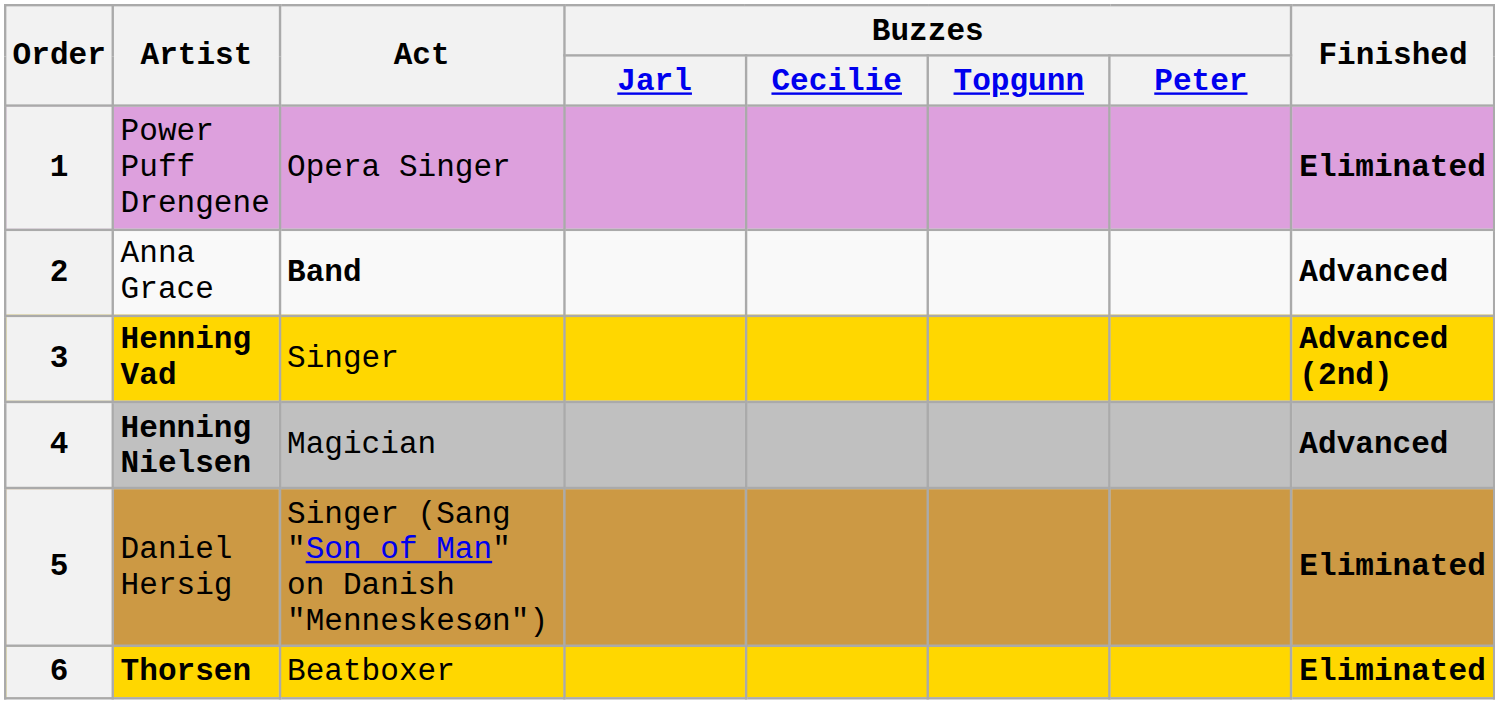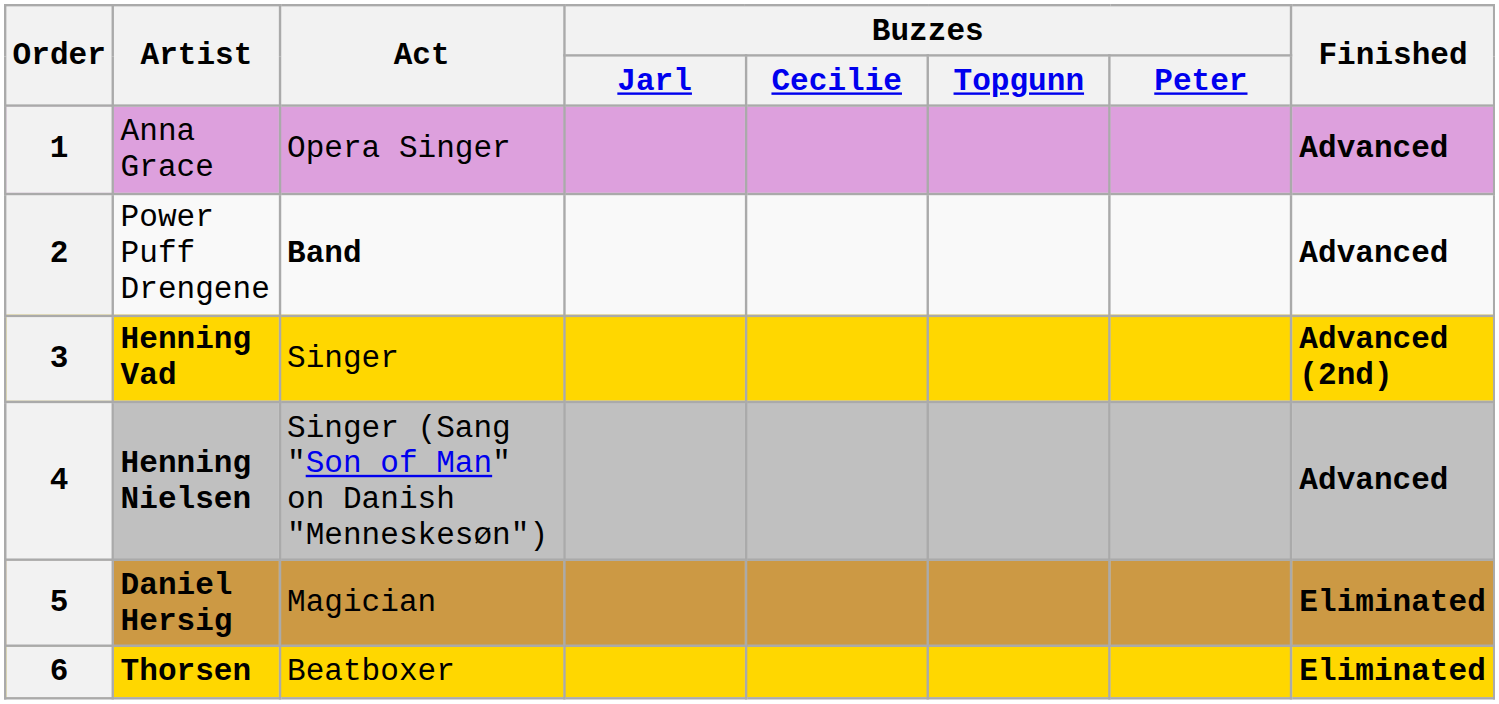(195, 168) Power Puff Drengene -> (167, 150) Anna Grace
(1393, 168) Eliminated -> (1374, 150) Advanced
(167, 272) Anna Grace -> (195, 254) Power Puff Drengene
(362, 445) Magician -> (418, 481) Singer (Sang "Son of Man" on Danish "Menneskesøn")
(177, 567) normal -> (177, 603) bold
(418, 567) Singer (Sang "Son of Man" on Danish "Menneskesøn") -> (362, 603) Magician
